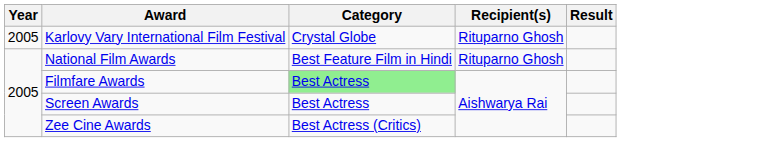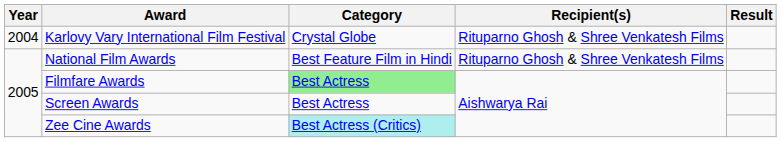(23, 37) 2005 -> (23, 37) 2004
(511, 37) Rituparno Ghosh -> (591, 37) Rituparno Ghosh & Shree Venkatesh Films
(511, 59) Rituparno Ghosh -> (591, 59) Rituparno Ghosh & Shree Venkatesh Films
(356, 125) no background -> (356, 125) paleturquoise background
